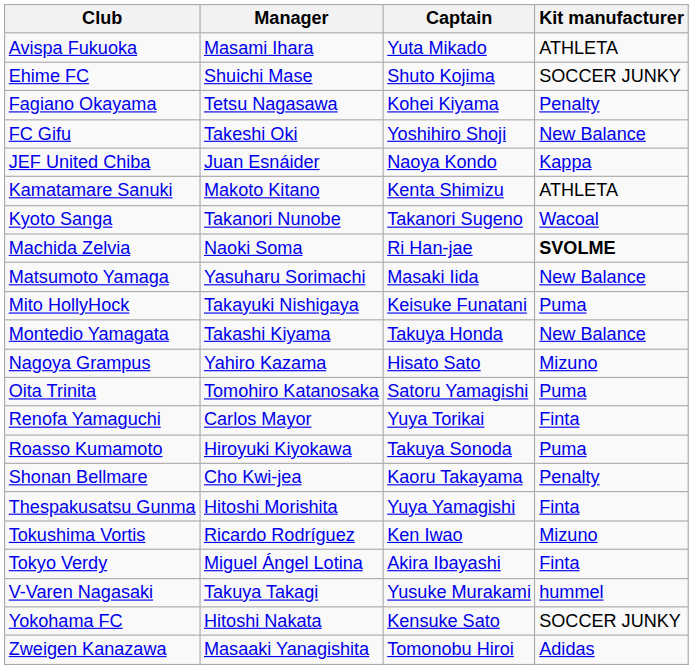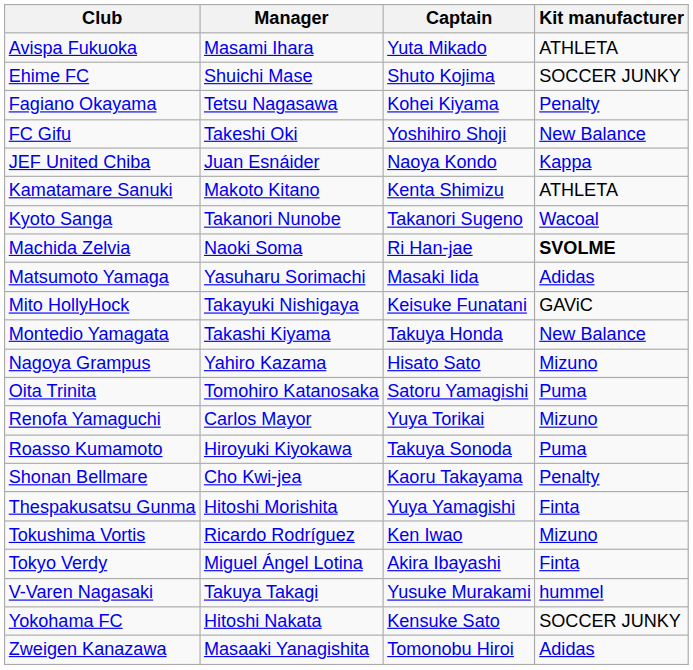(593, 276) New Balance -> (567, 276) Adidas
(563, 305) Puma -> (566, 305) GAViC
(559, 420) Finta -> (568, 420) Mizuno
